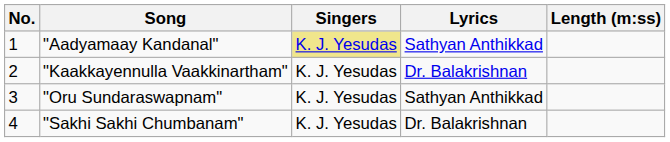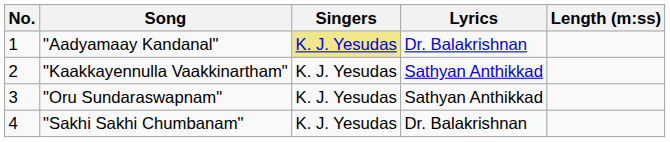(474, 44) Sathyan Anthikkad -> (466, 44) Dr. Balakrishnan
(466, 71) Dr. Balakrishnan -> (474, 71) Sathyan Anthikkad
